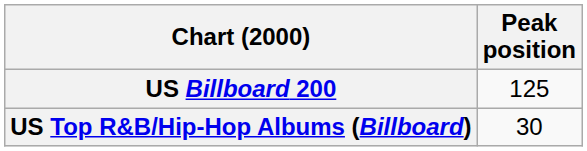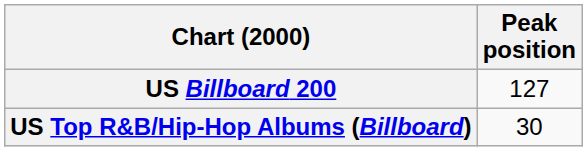(529, 88) 125 -> (529, 88) 127
